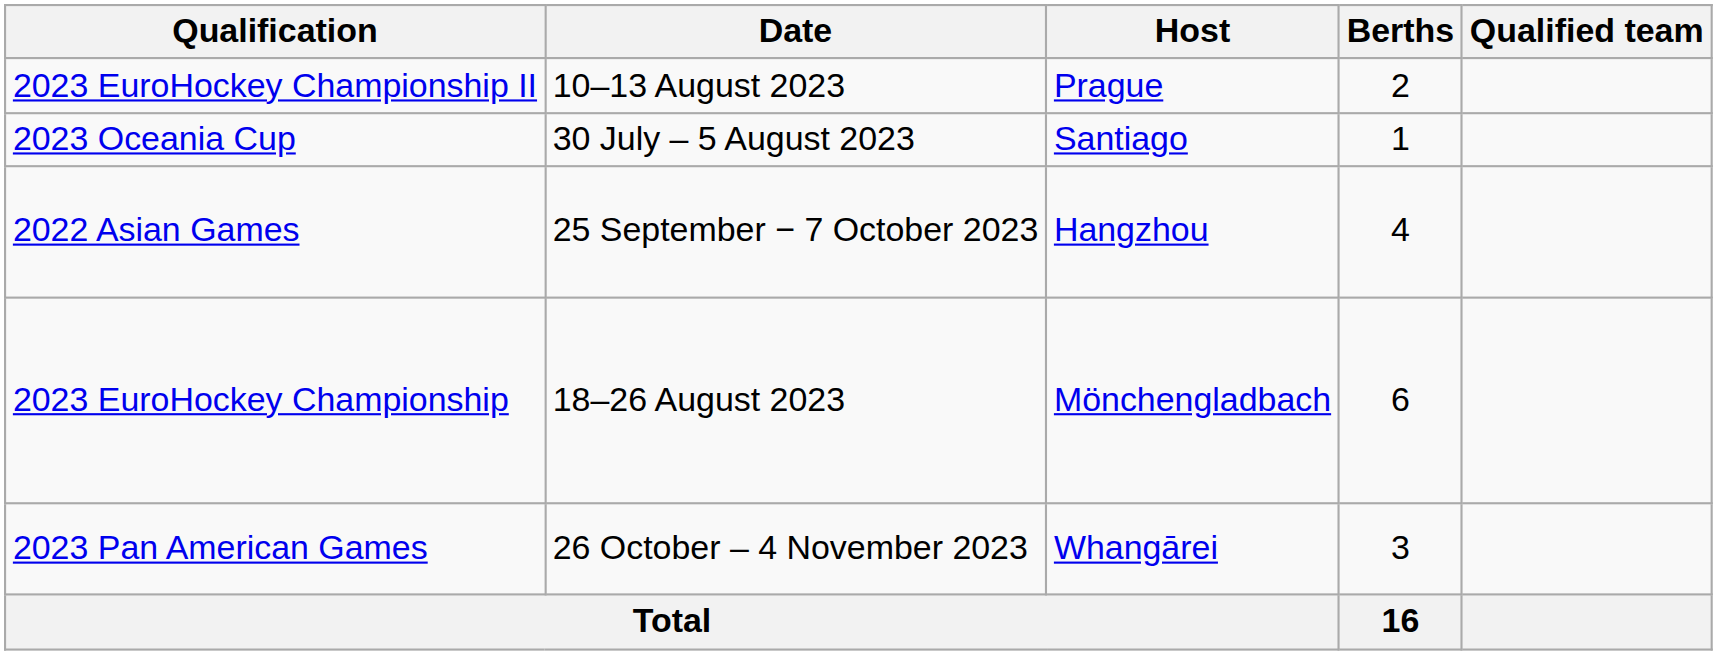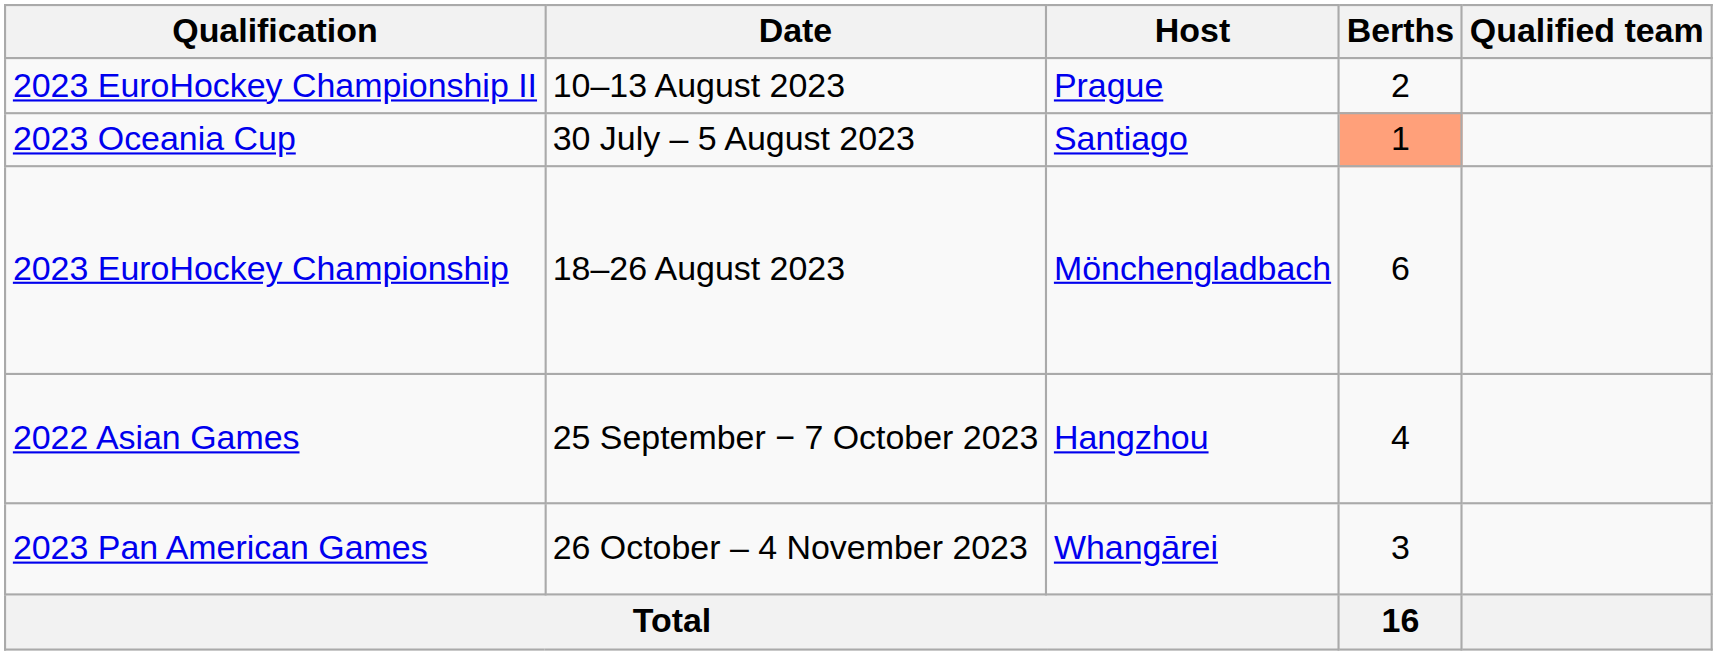(1400, 138) no background -> (1400, 138) lightsalmon background
rows swapped: (261, 399) <-> (156, 230)
